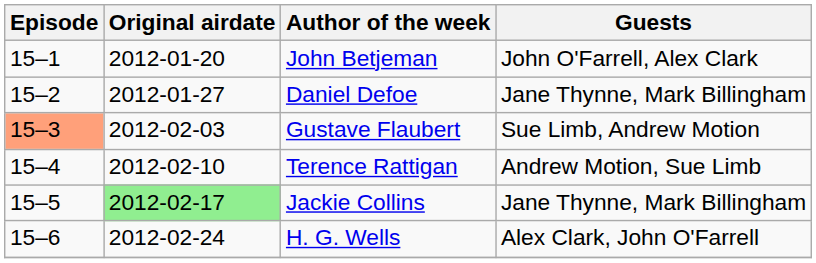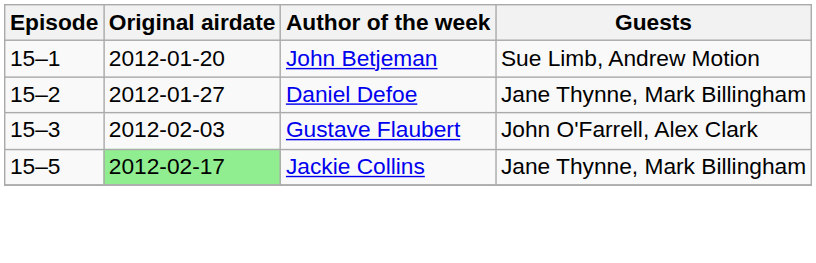(629, 58) John O'Farrell, Alex Clark -> (630, 58) Sue Limb, Andrew Motion
(35, 130) lightsalmon background -> (35, 130) no background
(630, 130) Sue Limb, Andrew Motion -> (629, 130) John O'Farrell, Alex Clark
- row: (372, 166)
- row: (343, 238)
